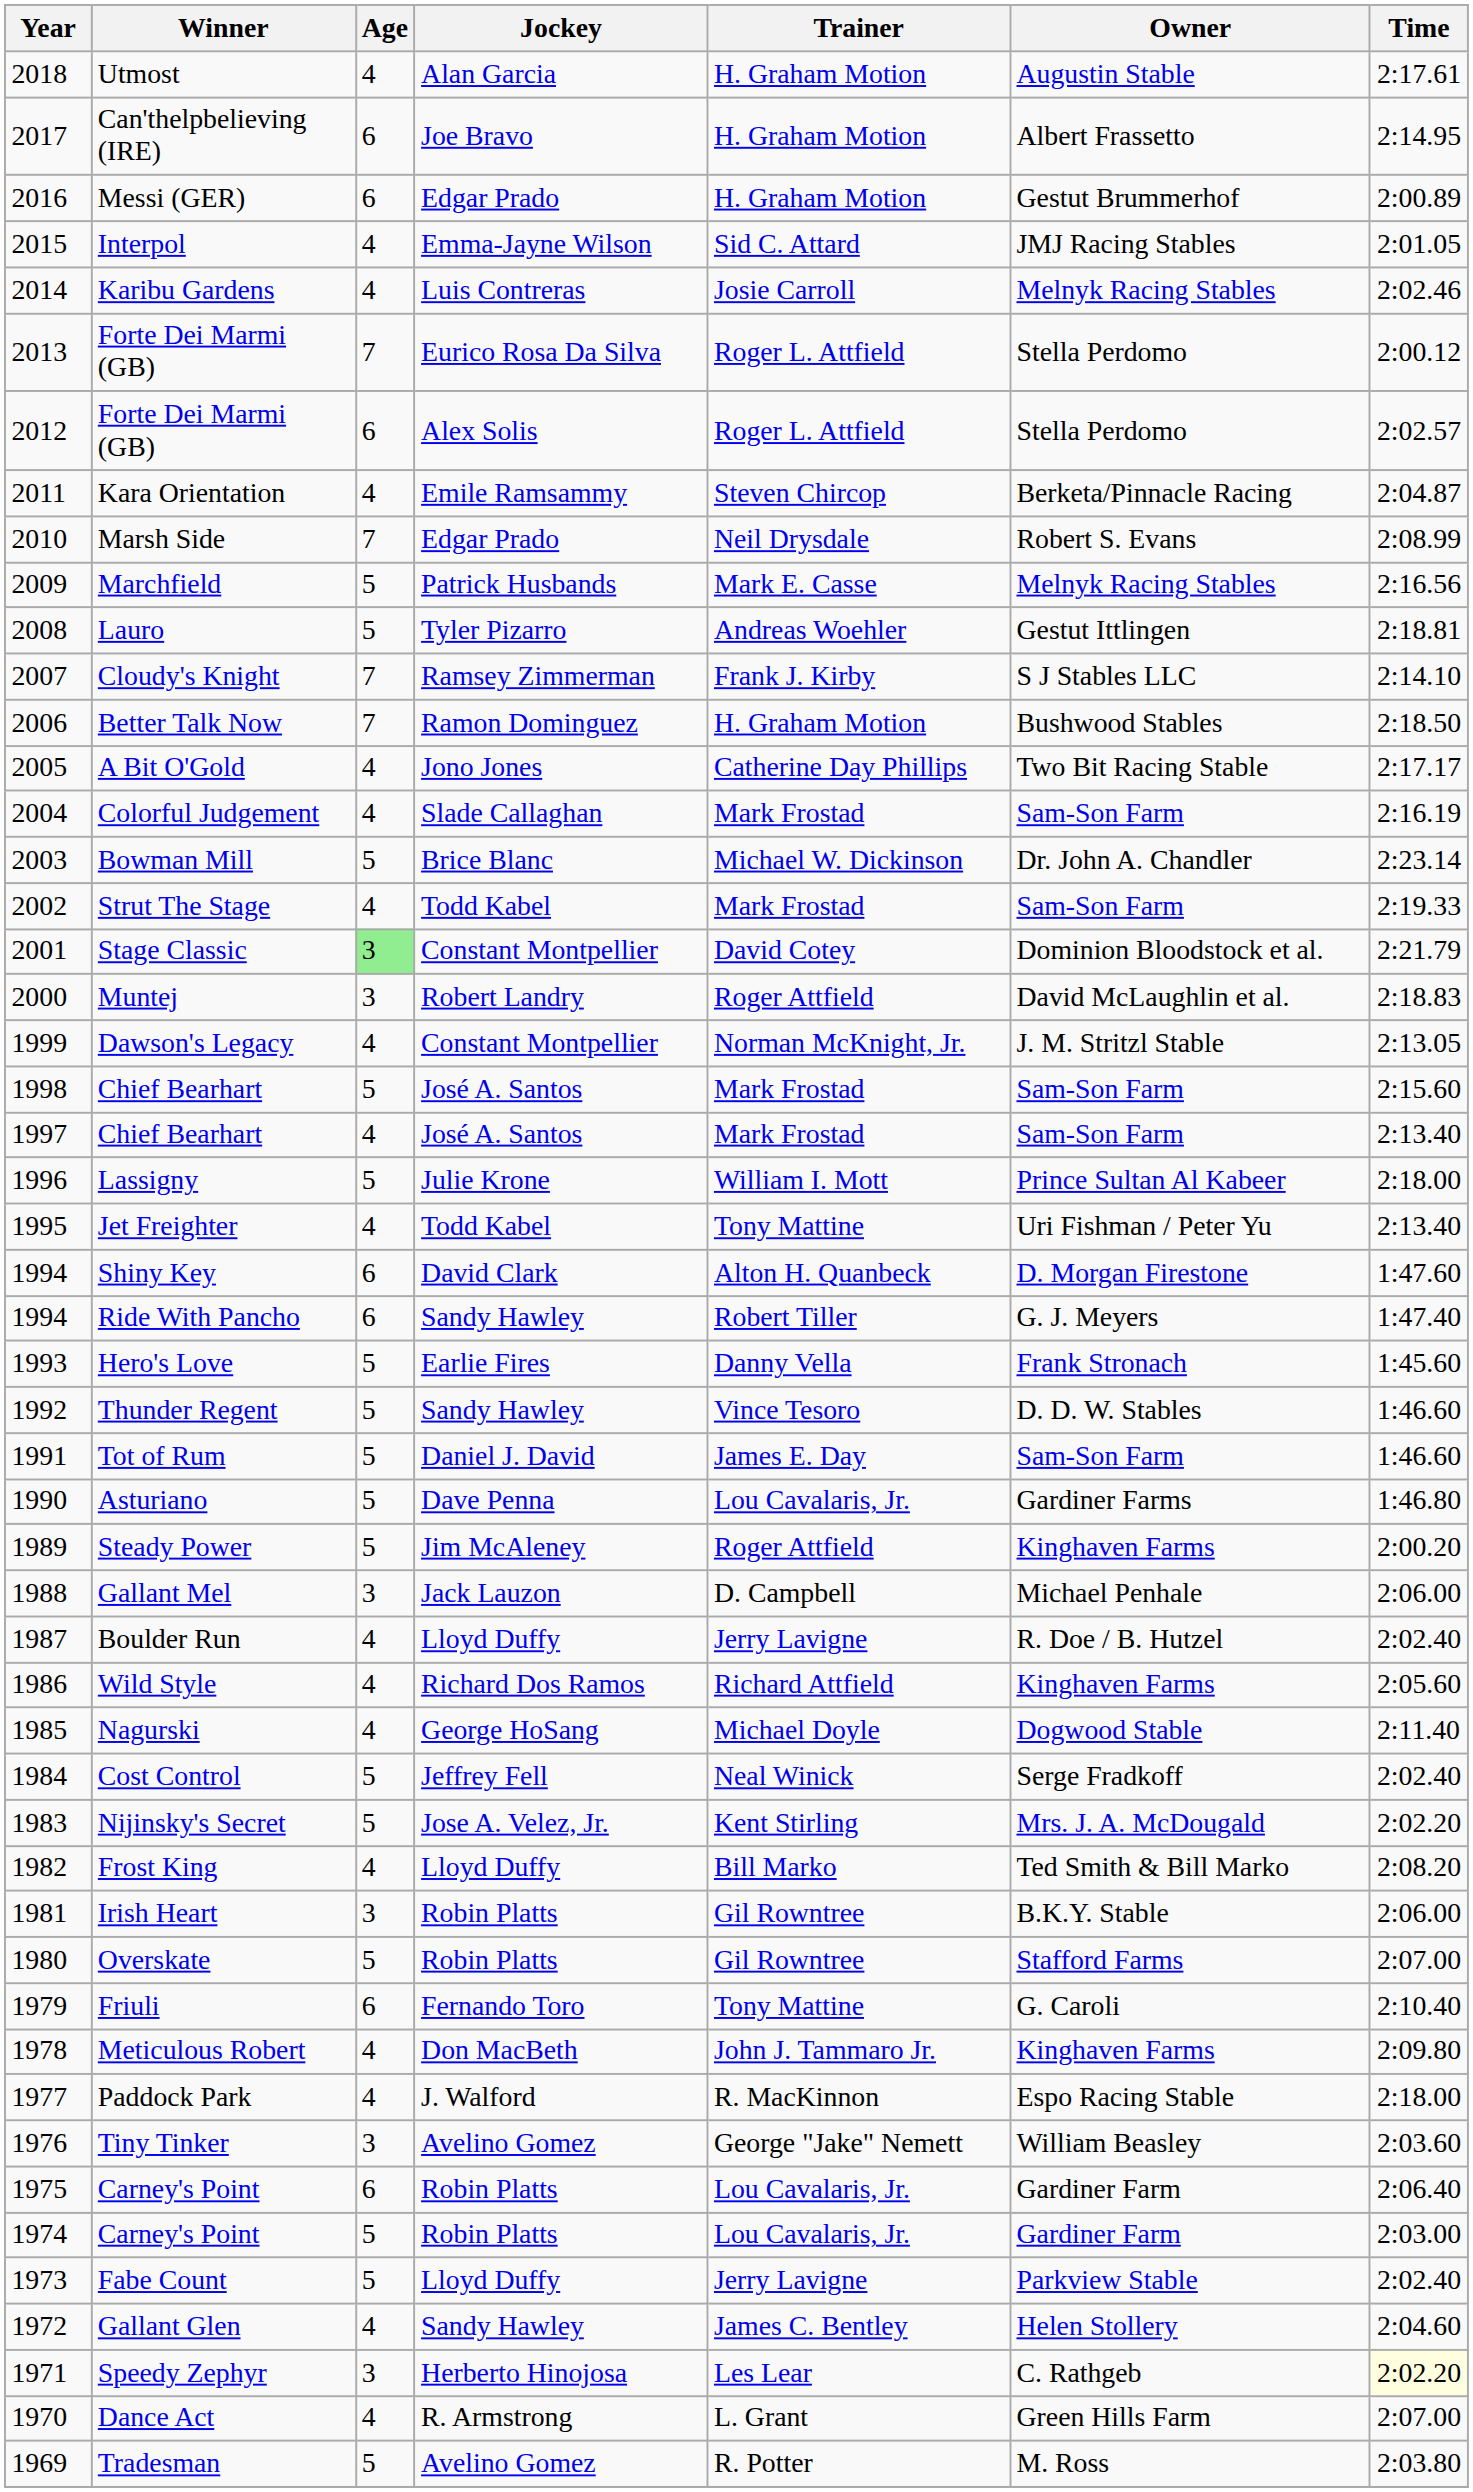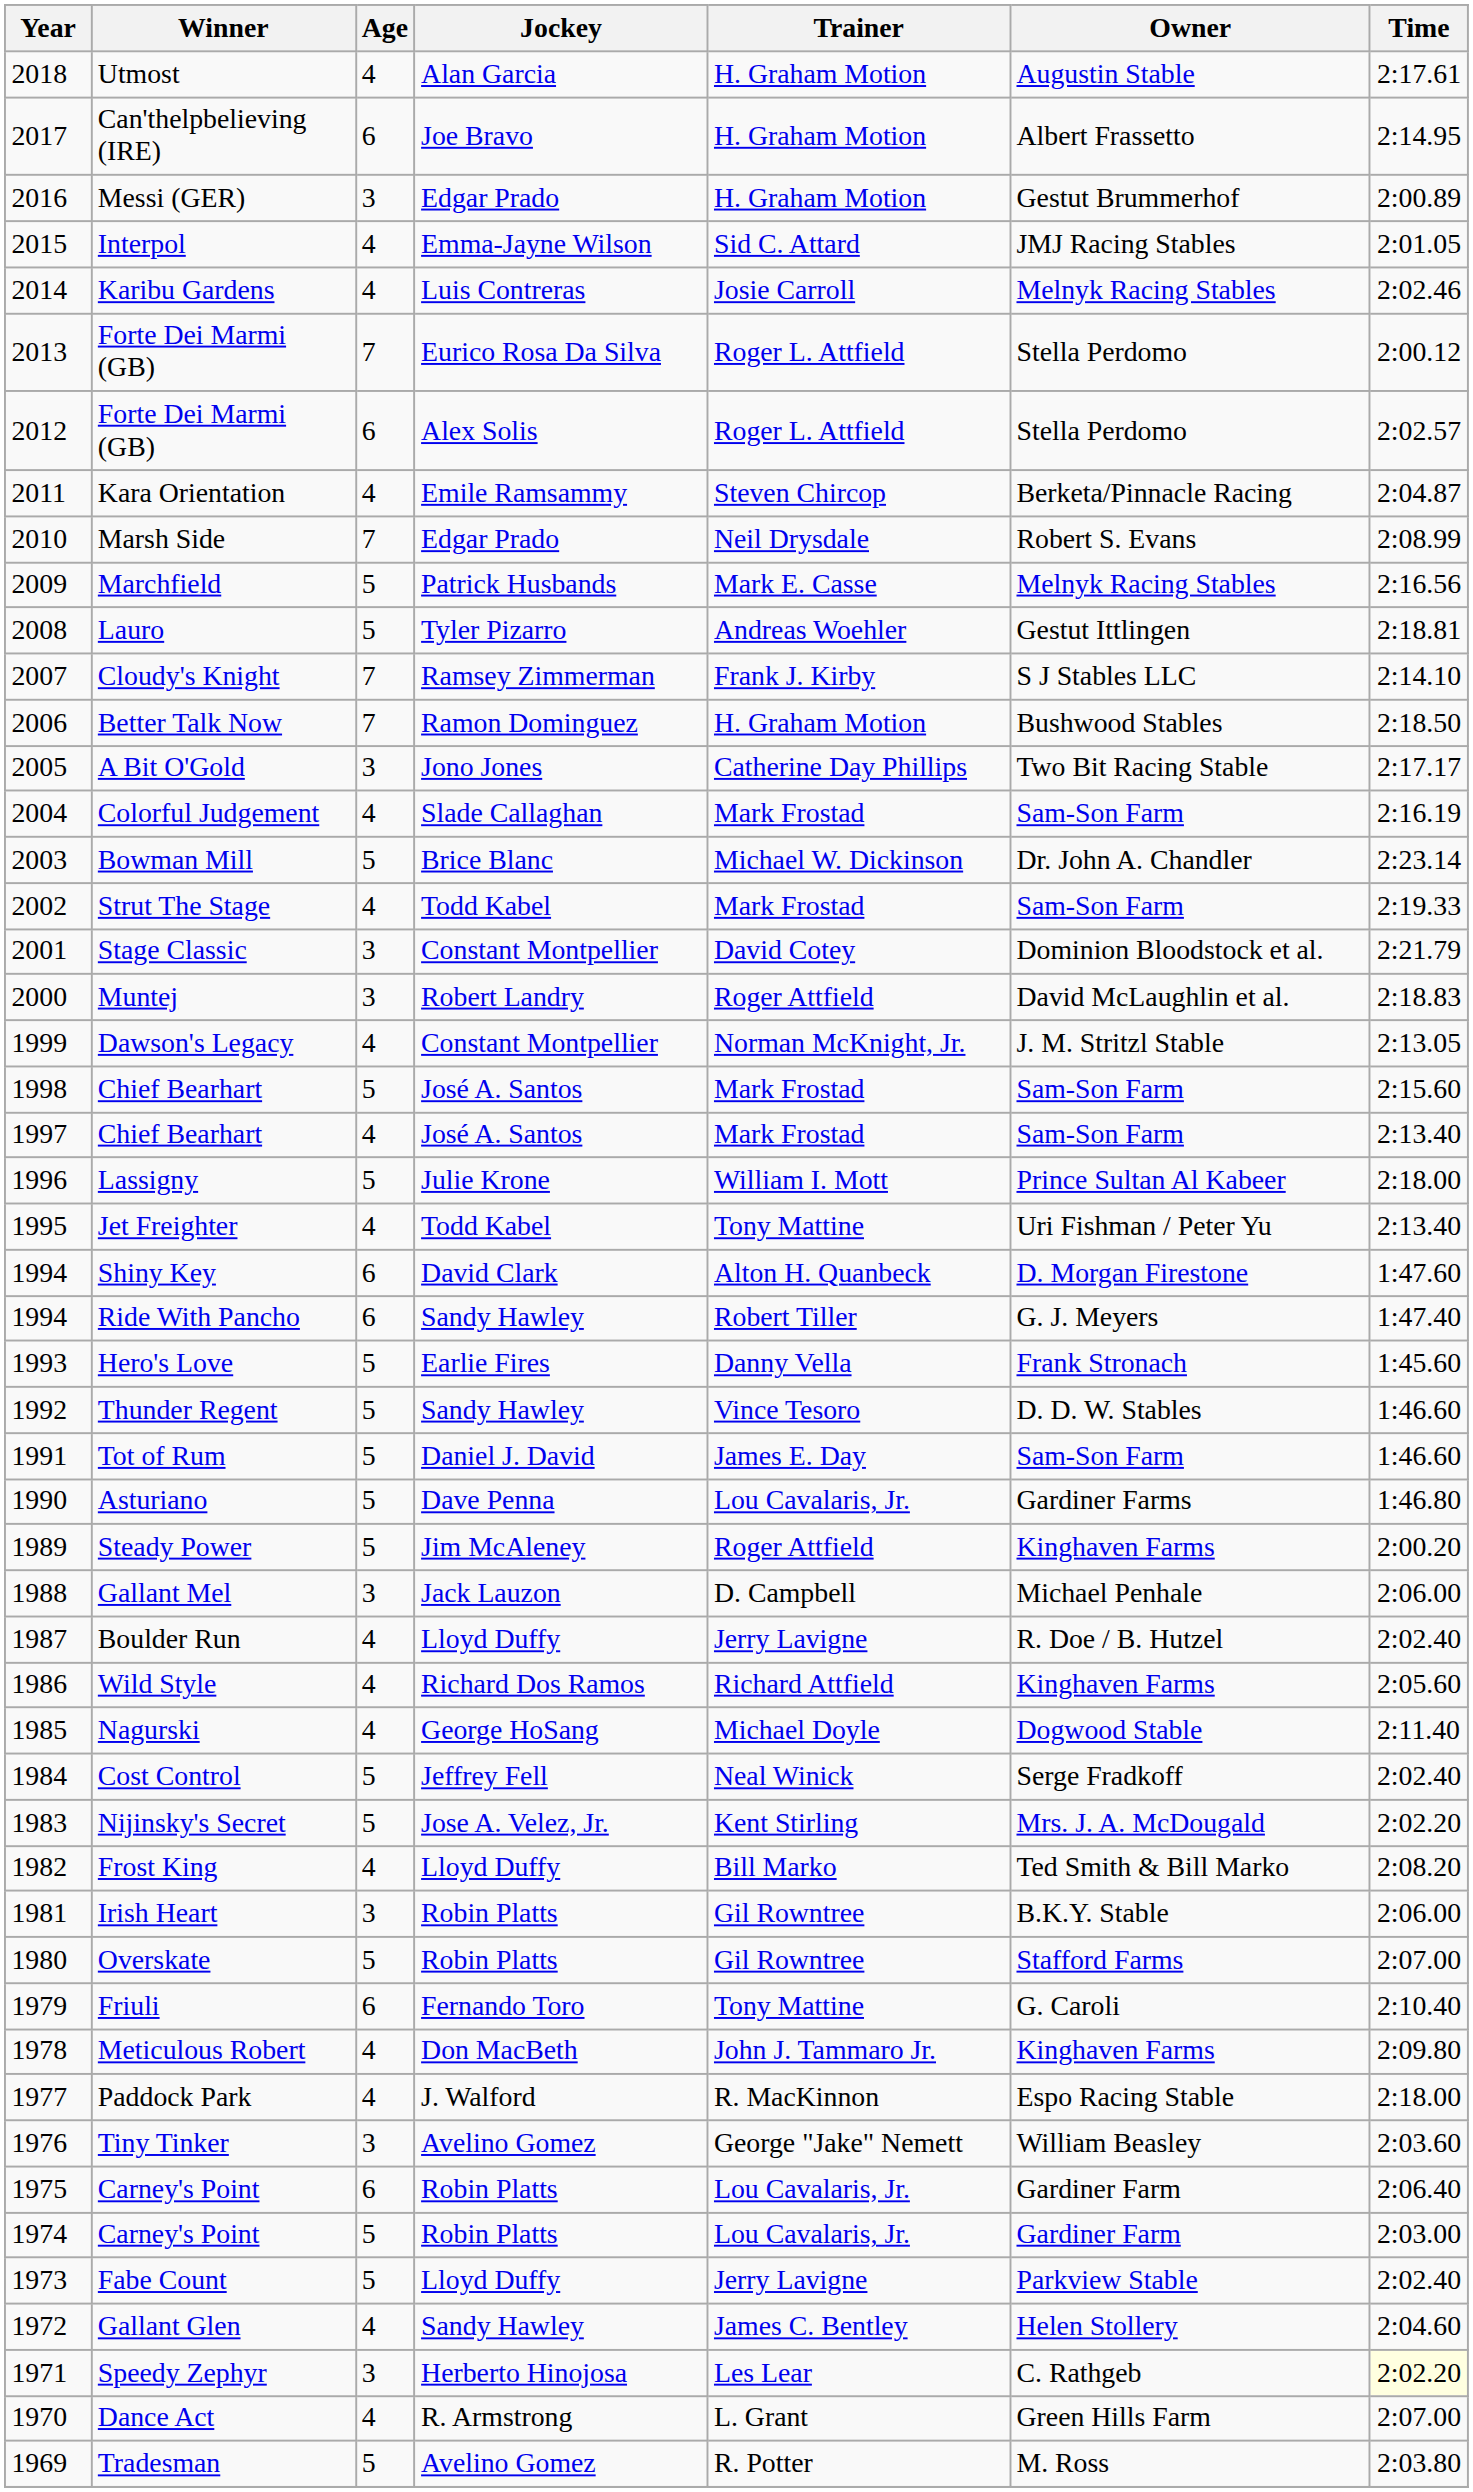(369, 198) 6 -> (369, 198) 3
(369, 767) 4 -> (369, 767) 3
(369, 951) lightgreen background -> (369, 951) no background
